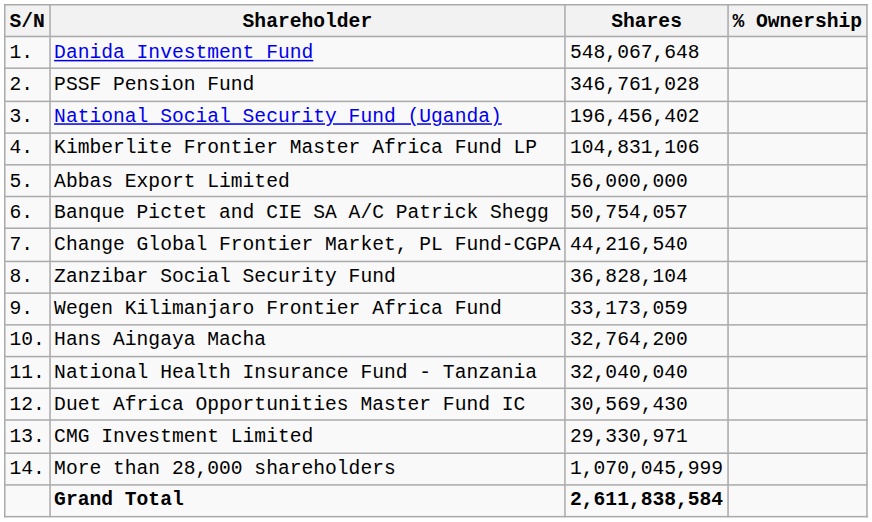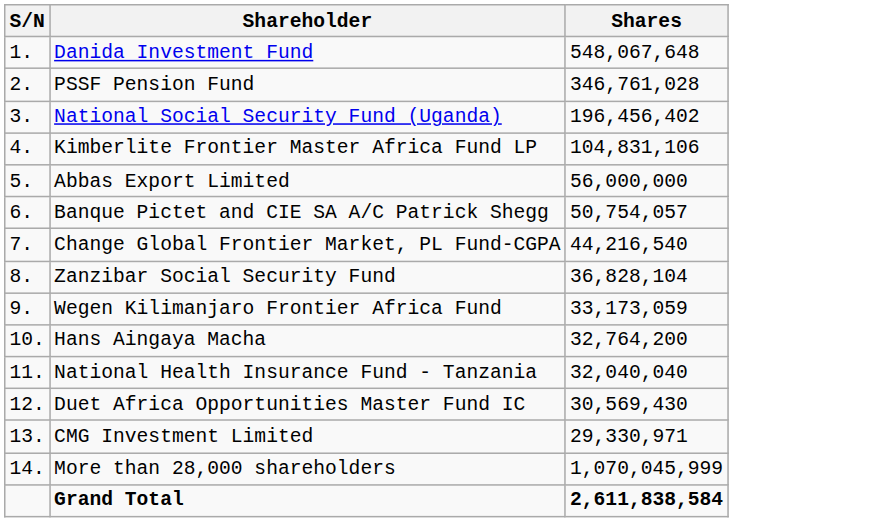- column: (797, 21)
